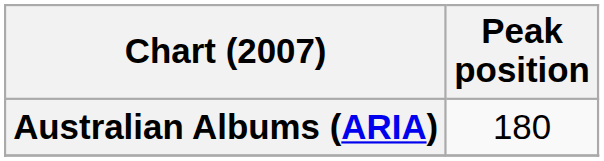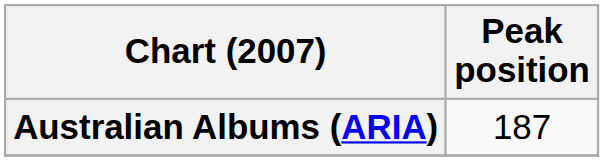(522, 126) 180 -> (522, 126) 187
